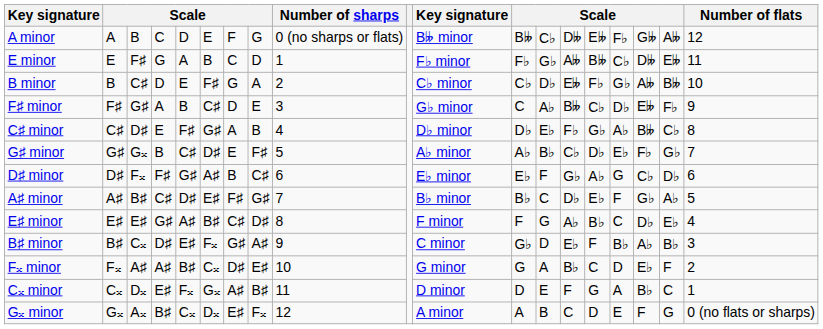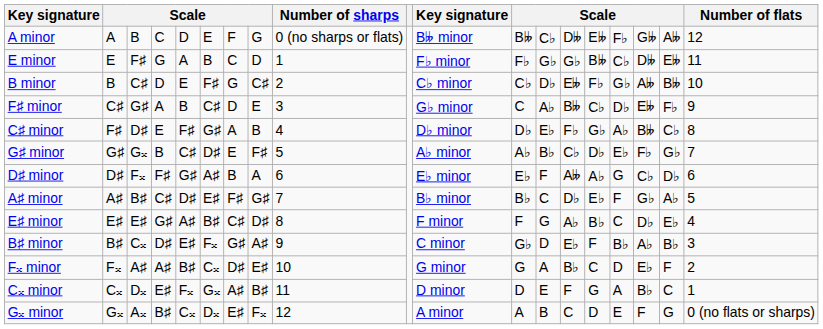(572, 60) A𝄫 -> (572, 61) G♭
(256, 83) A -> (260, 83) C♯
(114, 106) F♯ -> (115, 106) C♯
(115, 129) C♯ -> (114, 129) F♯
(260, 175) C♯ -> (256, 175) A
(572, 176) G♭ -> (572, 175) A𝄫
